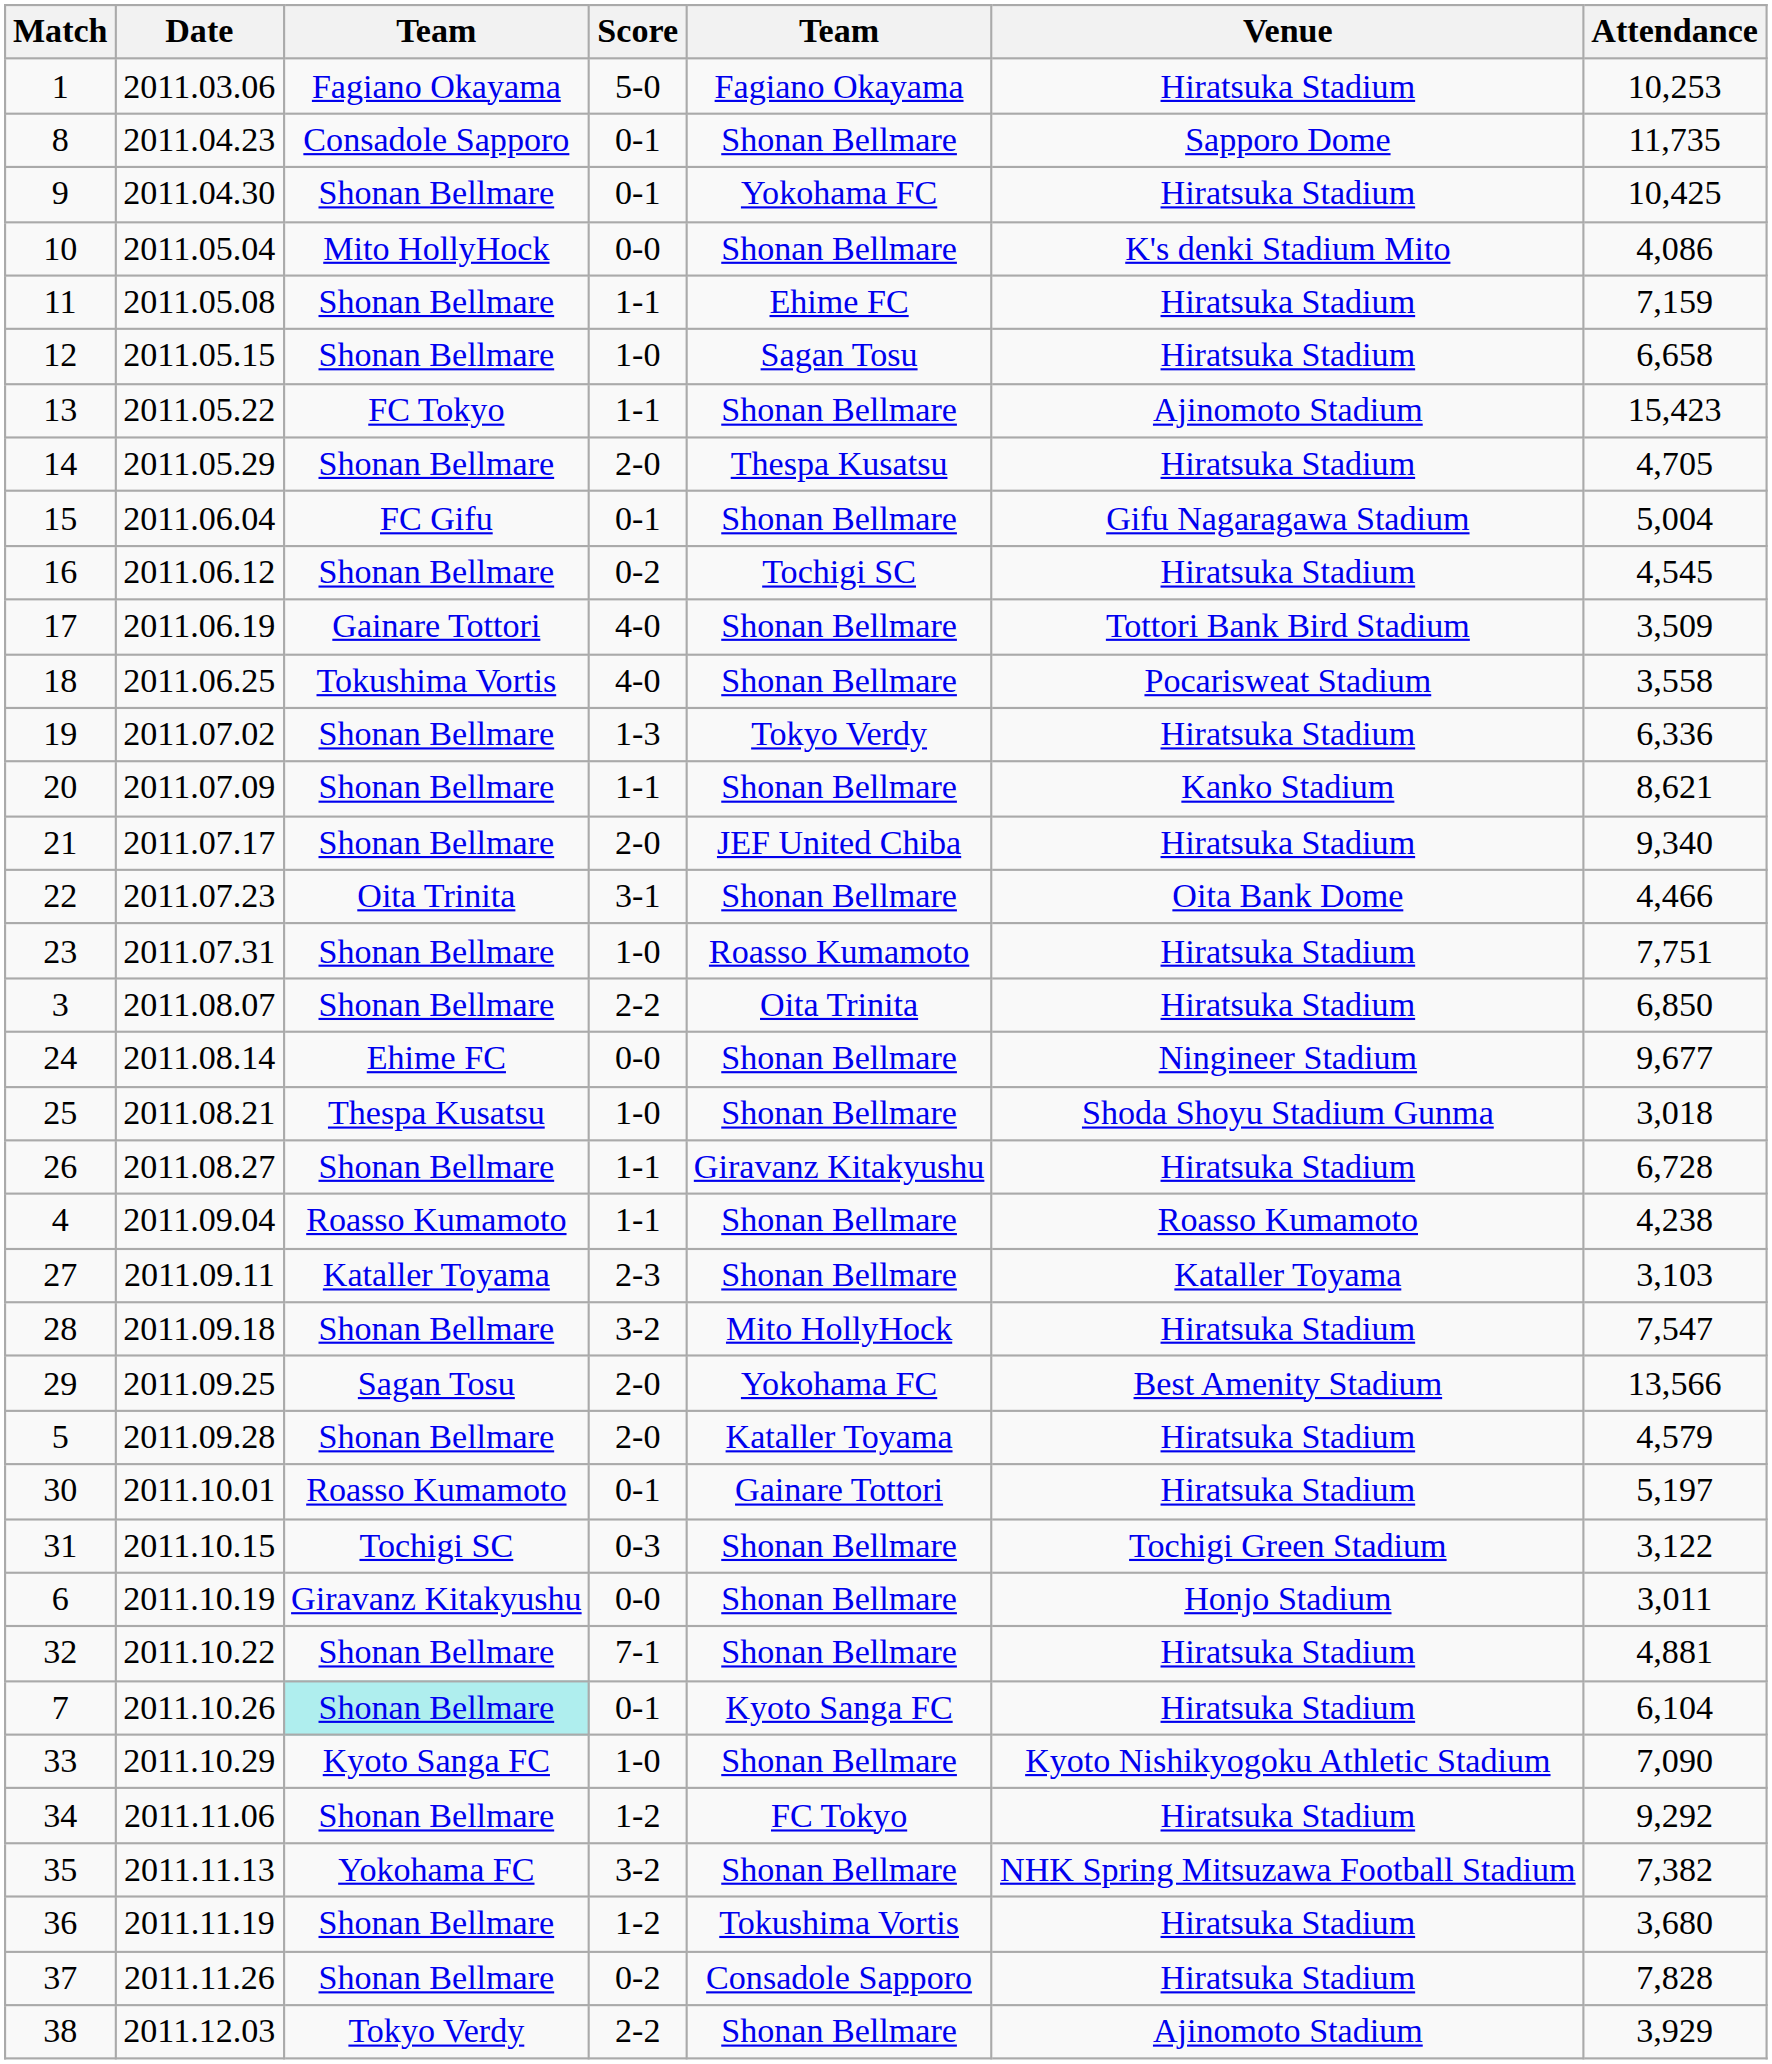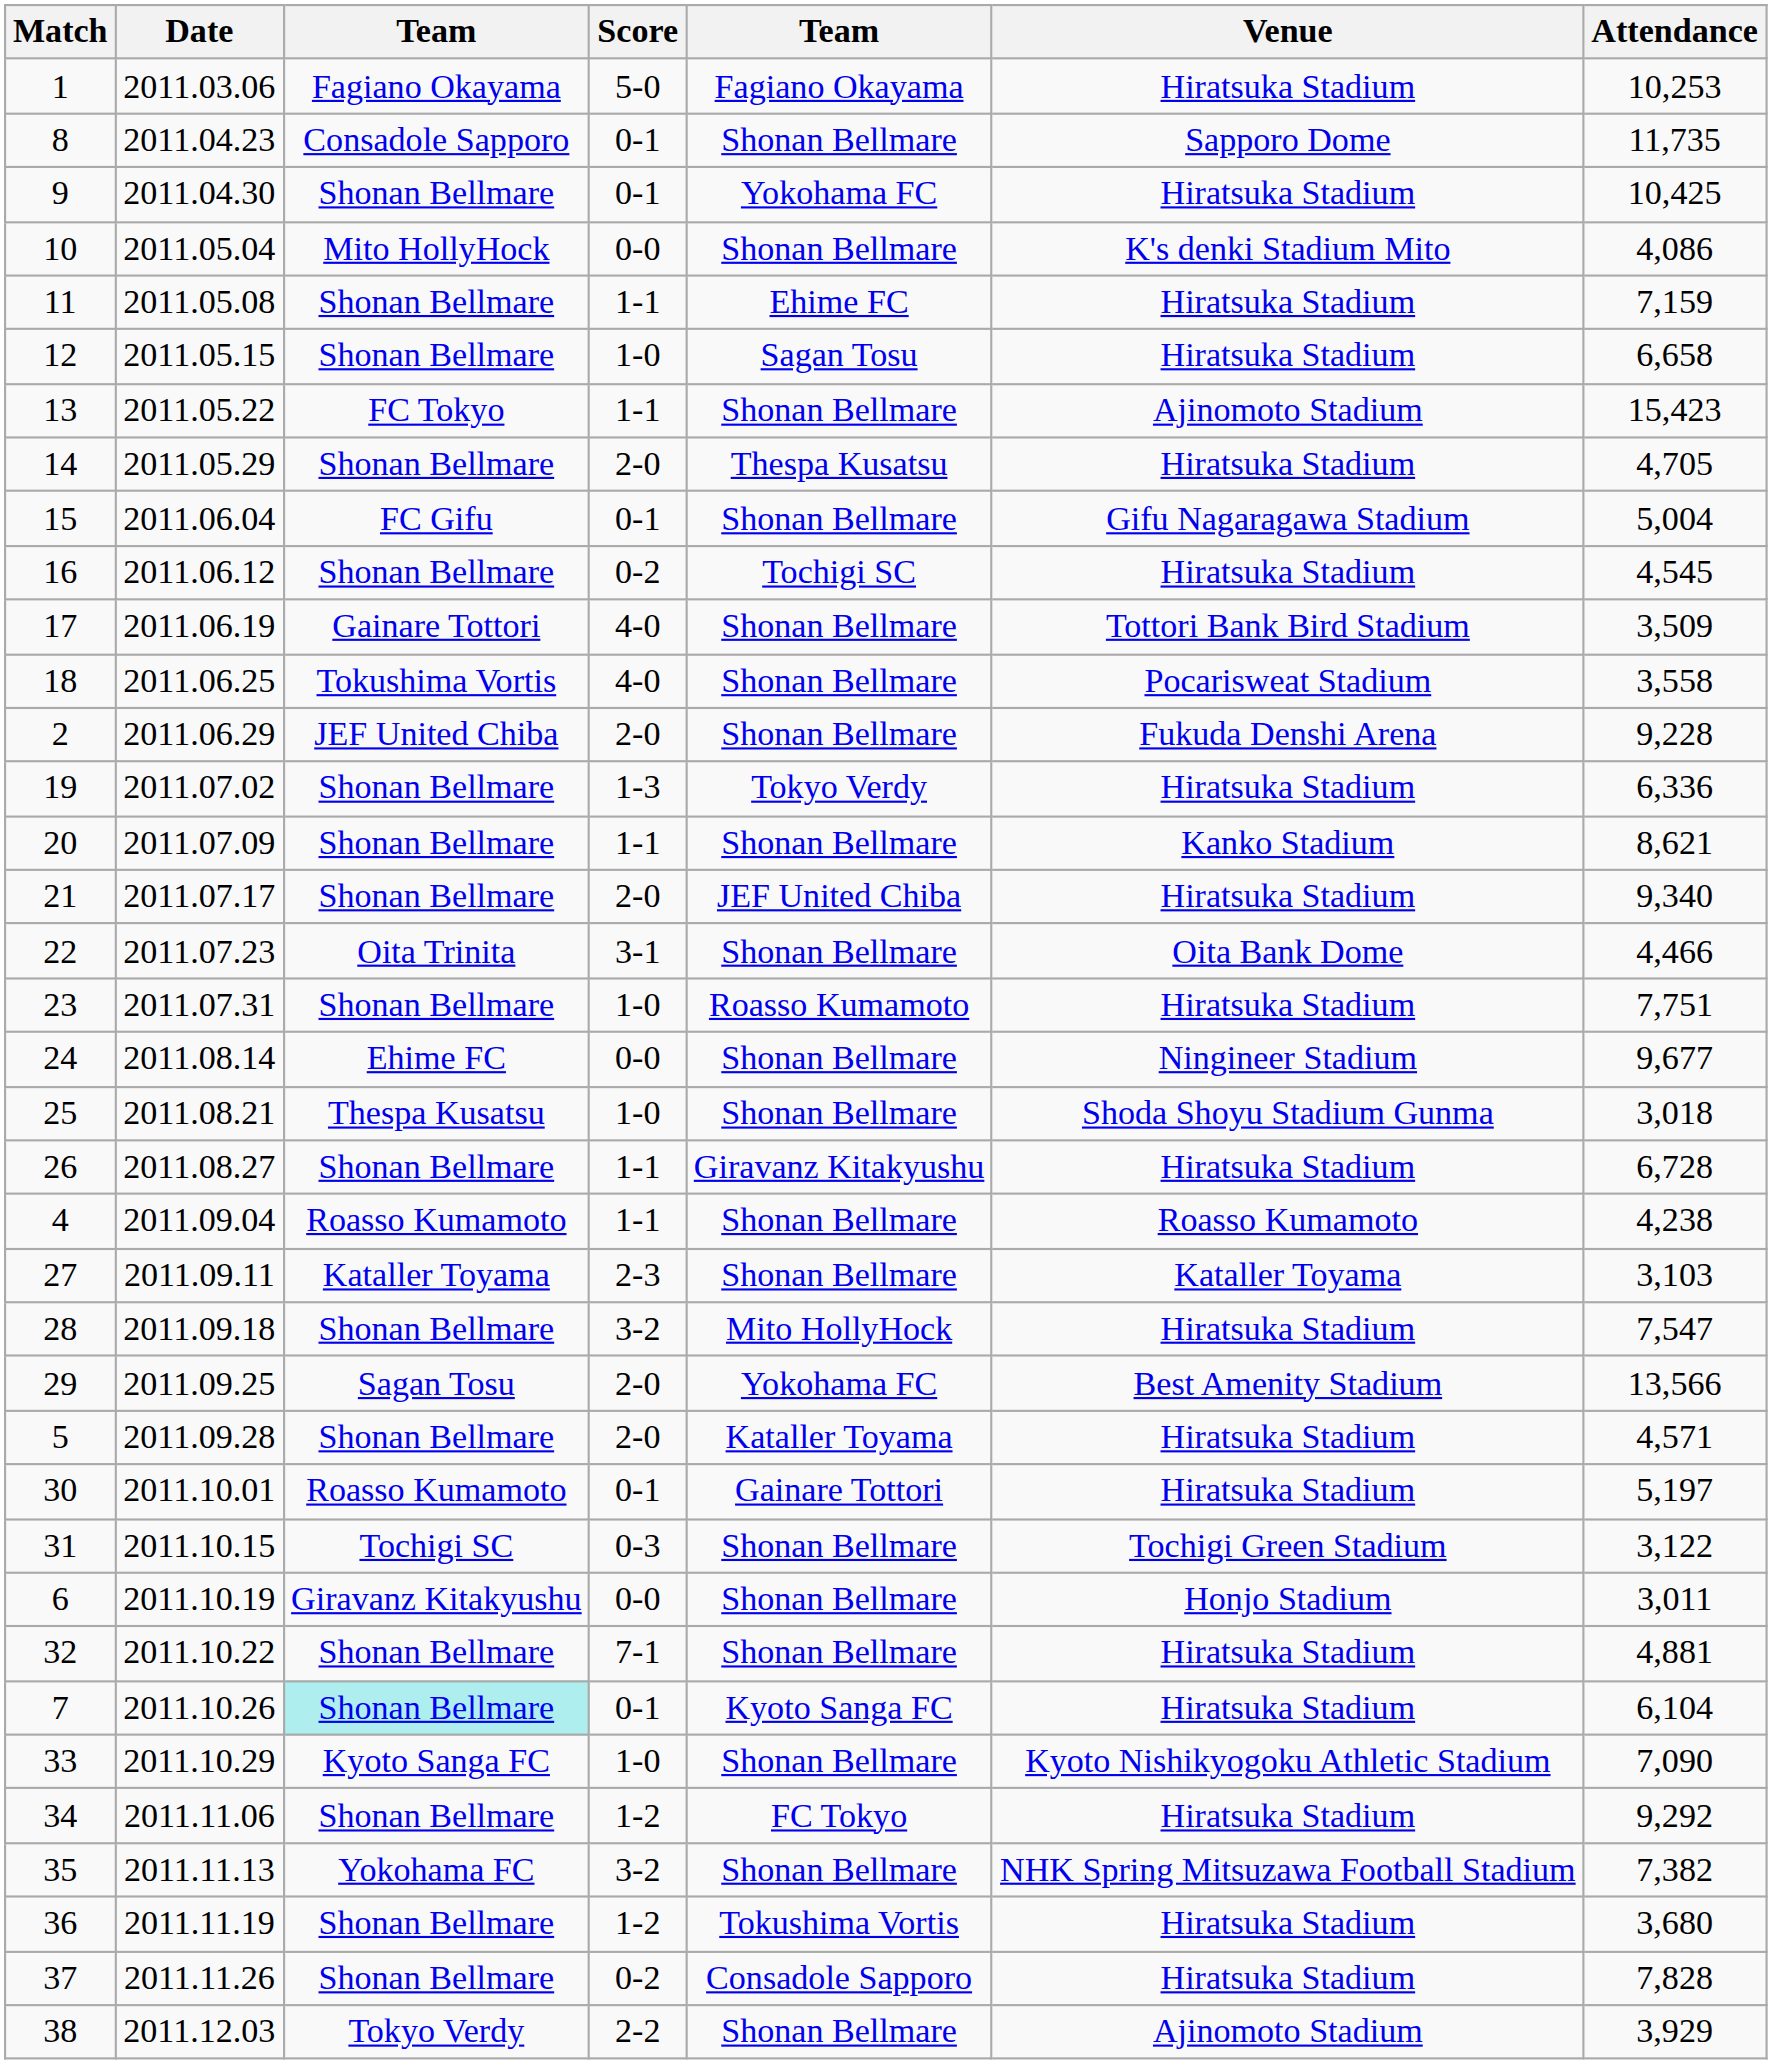+ row: (60, 734)
- row: (60, 1004)
(1675, 1436) 4,579 -> (1675, 1436) 4,571
